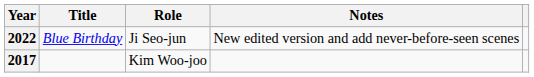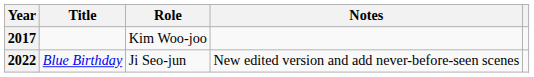rows swapped: (22, 60) <-> (22, 38)
